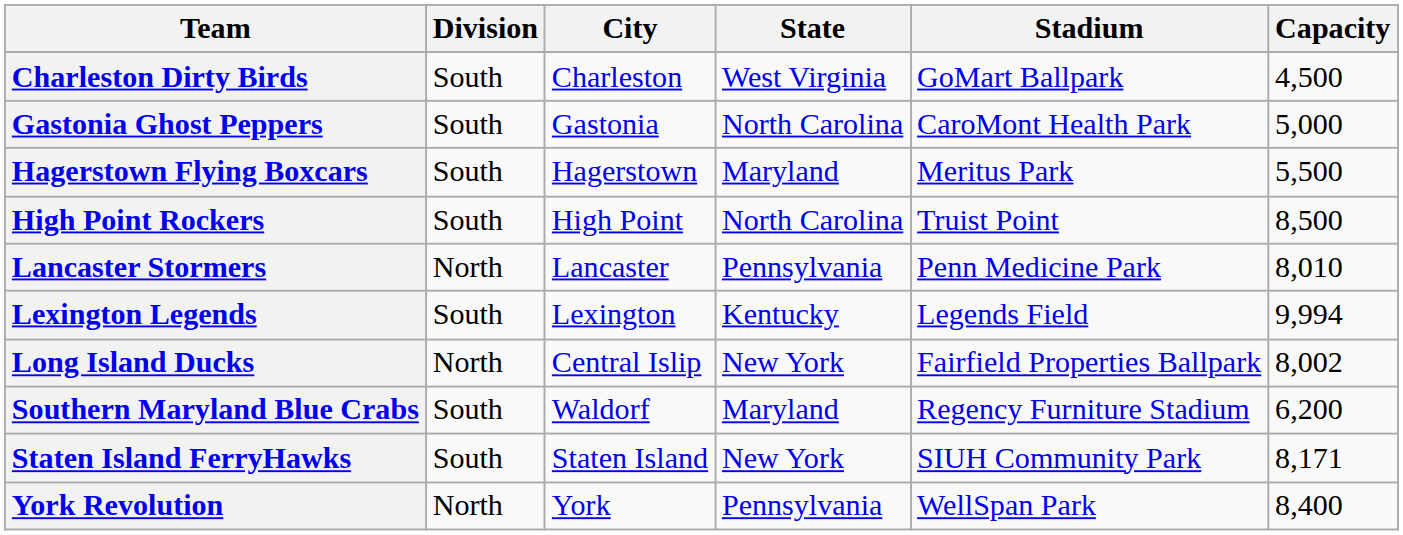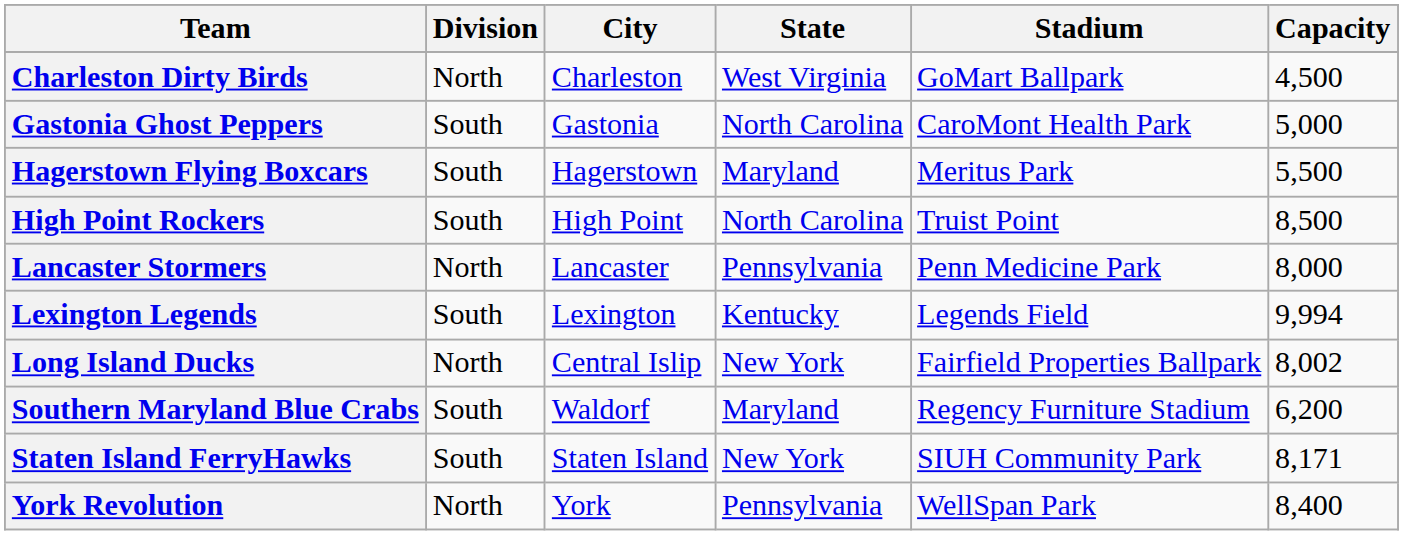(468, 76) South -> (468, 76) North
(1309, 266) 8,010 -> (1309, 266) 8,000
